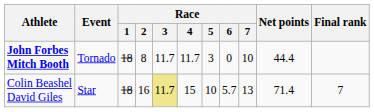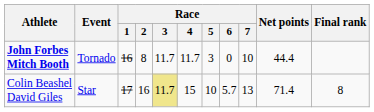(127, 58) 18 -> (127, 58) 16
(127, 90) 18 -> (127, 90) 17
(340, 90) 7 -> (340, 90) 8
